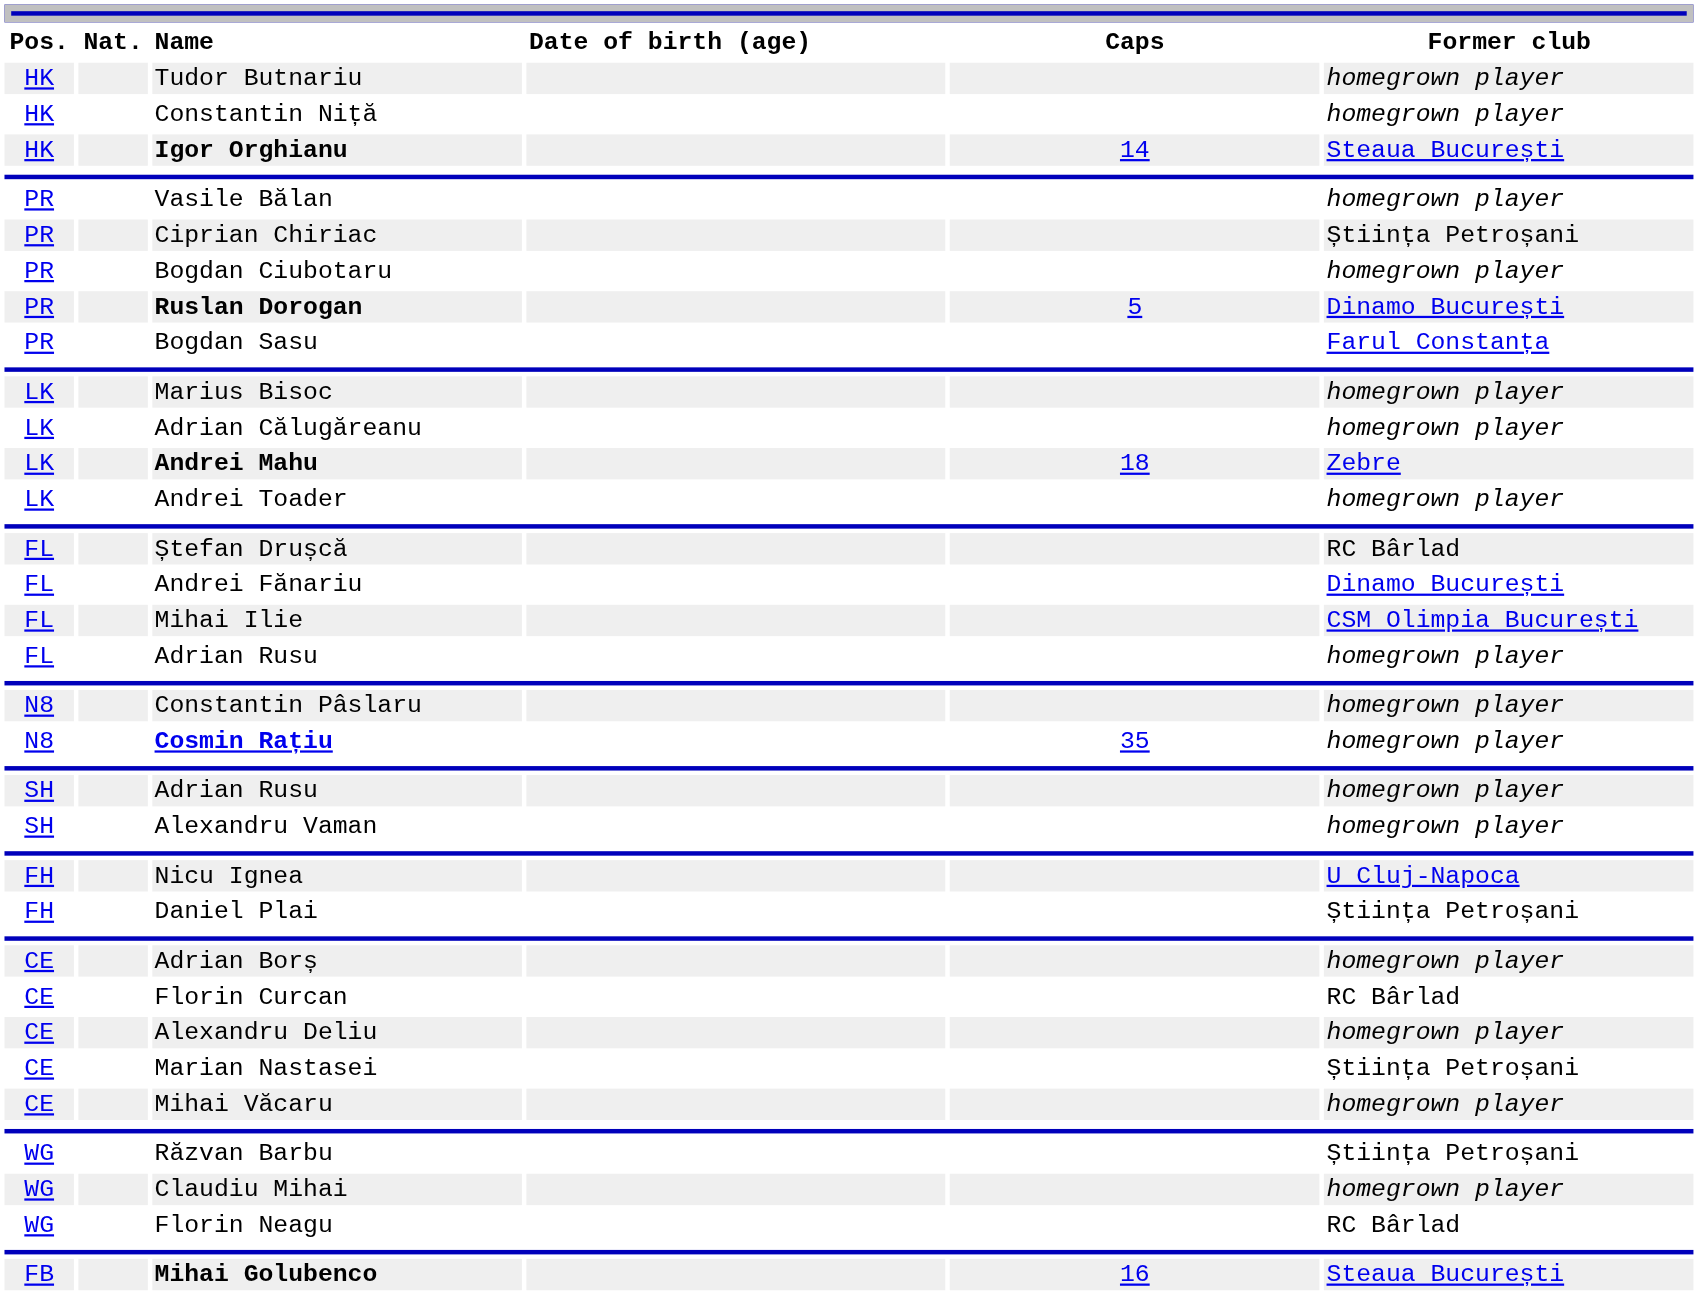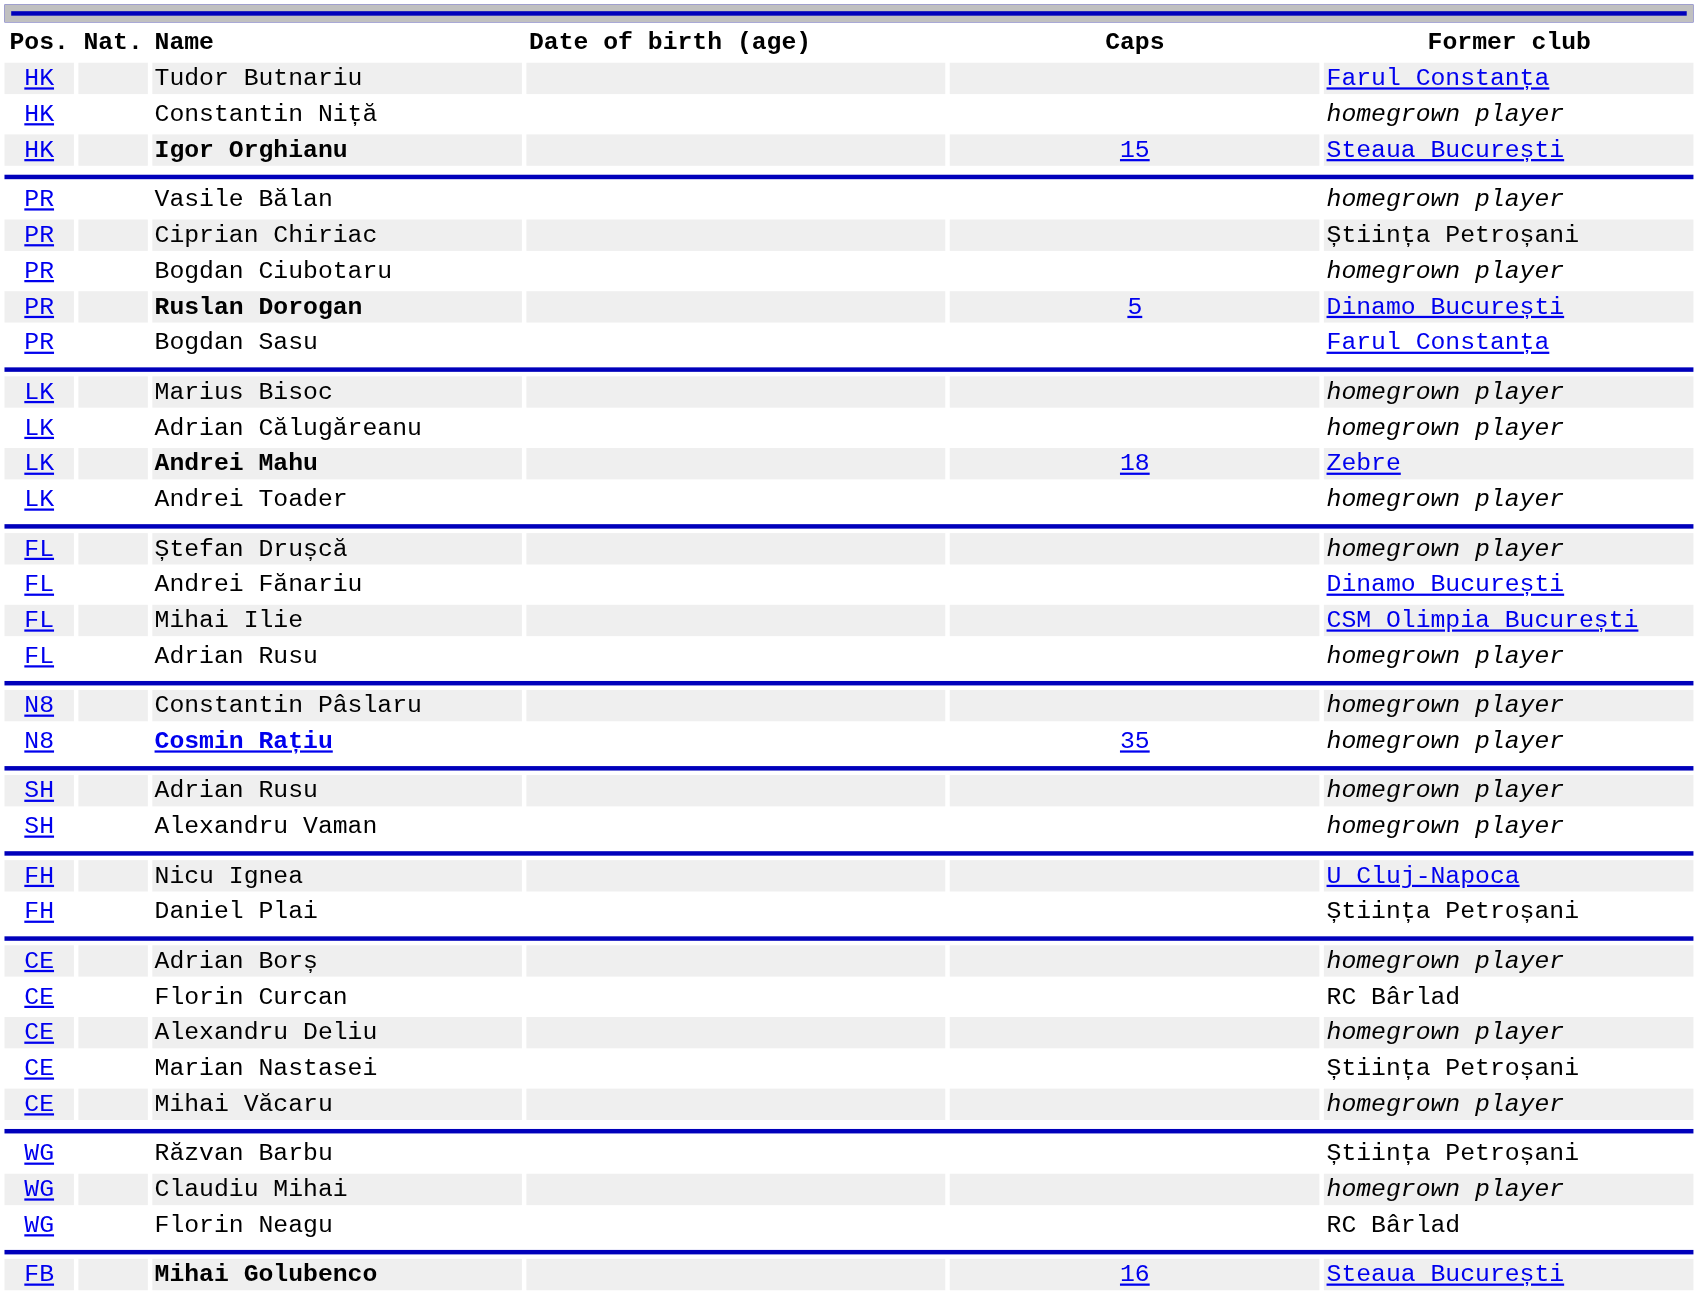(1445, 78) homegrown player -> (1438, 78) Farul Constanța
(1135, 150) 14 -> (1135, 150) 15
(1393, 549) RC Bârlad -> (1445, 549) homegrown player
